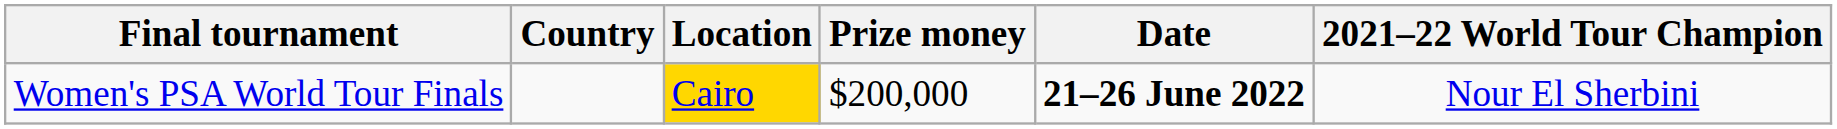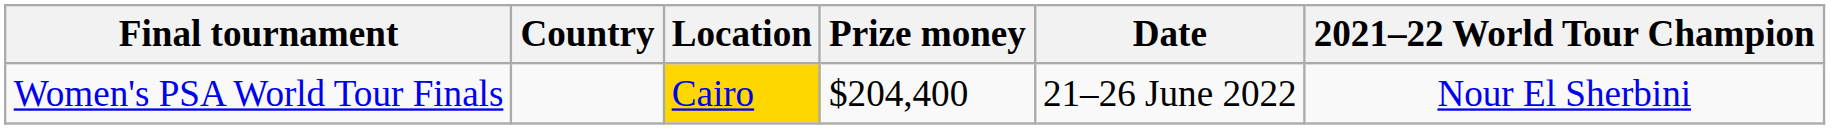(899, 92) $200,000 -> (899, 92) $204,400
(1174, 92) bold -> (1170, 92) normal
